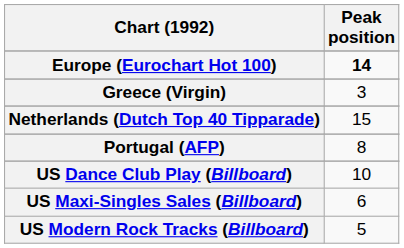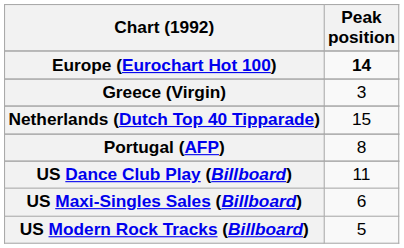(361, 174) 10 -> (361, 174) 11
